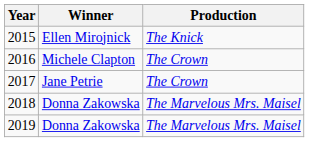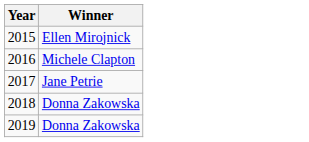- column: (223, 15)
